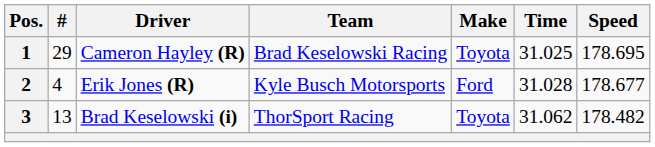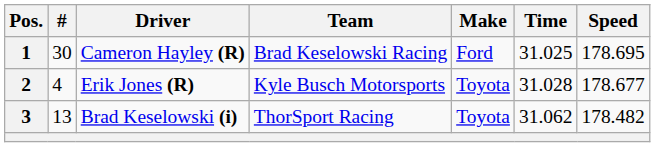(62, 52) 29 -> (62, 52) 30
(483, 52) Toyota -> (475, 52) Ford
(475, 84) Ford -> (483, 84) Toyota
